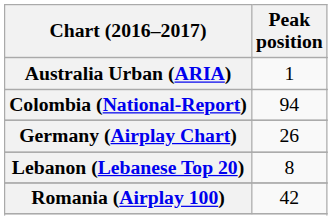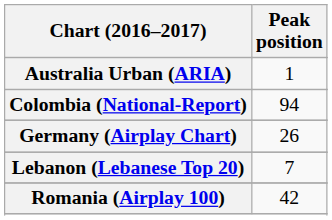(289, 167) 8 -> (289, 167) 7
